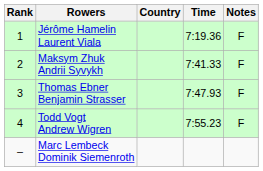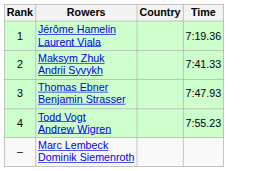- column: (241, 13)
